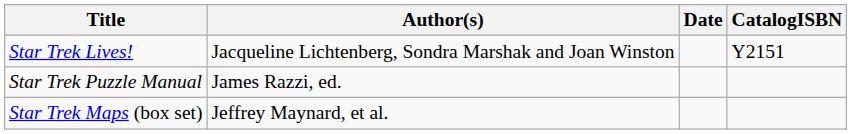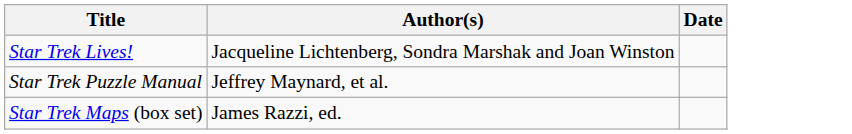- column: (787, 19)
(277, 81) James Razzi, ed. -> (300, 81) Jeffrey Maynard, et al.
(300, 112) Jeffrey Maynard, et al. -> (277, 112) James Razzi, ed.
